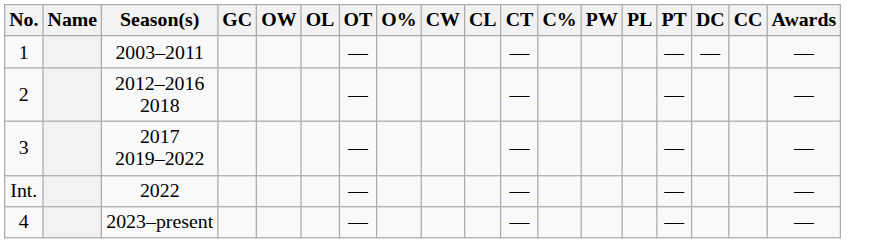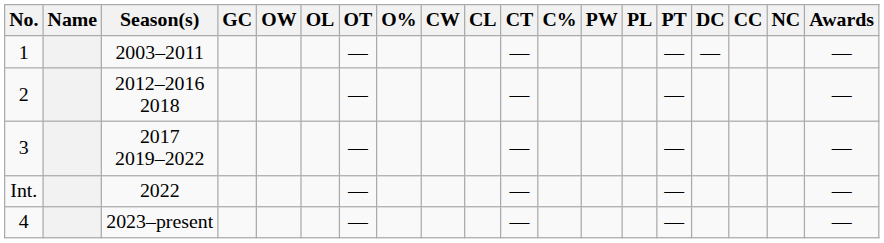+ column: (786, 20)
